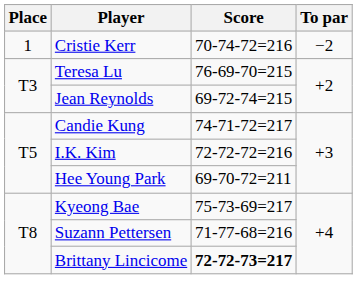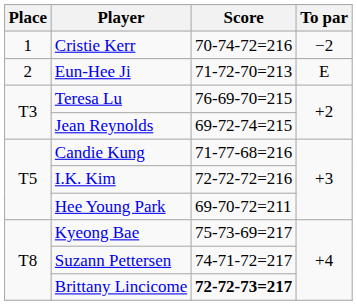+ row: (93, 71)
(244, 125) 74-71-72=217 -> (244, 152) 71-77-68=216
(244, 233) 71-77-68=216 -> (244, 260) 74-71-72=217
